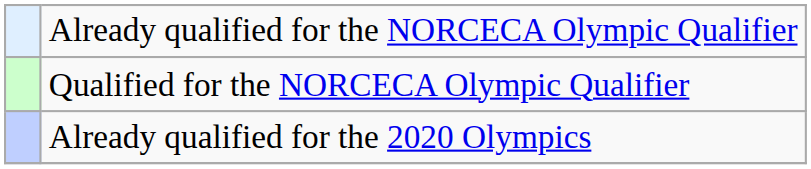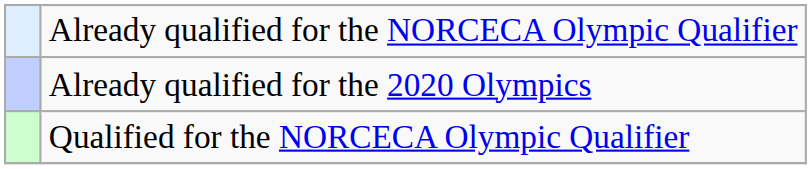rows swapped: (320, 136) <-> (369, 83)
